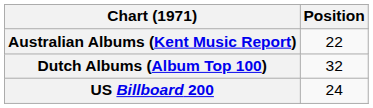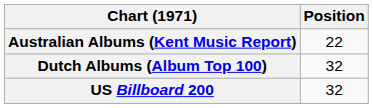(334, 90) 24 -> (334, 90) 32
